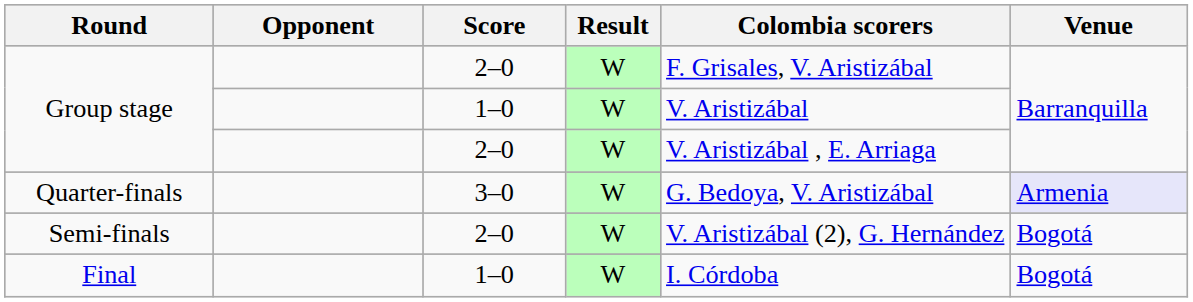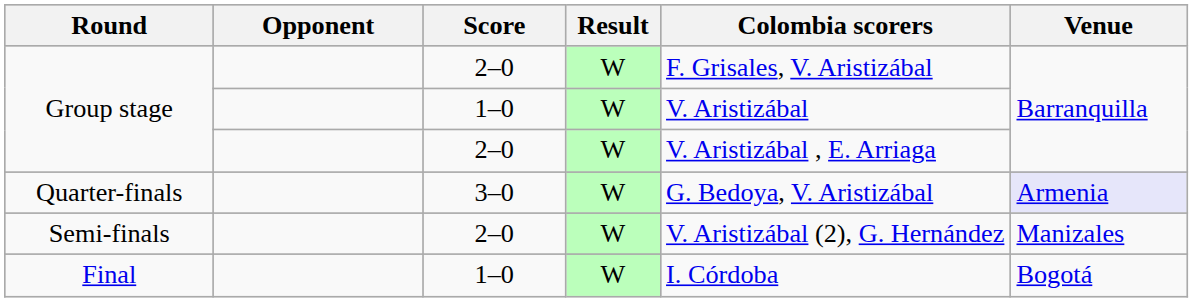(1054, 233) Bogotá -> (1070, 233) Manizales
